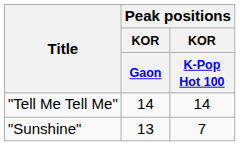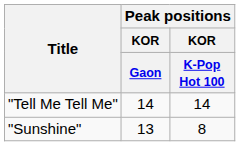(202, 128) 7 -> (202, 128) 8
